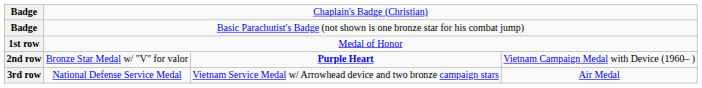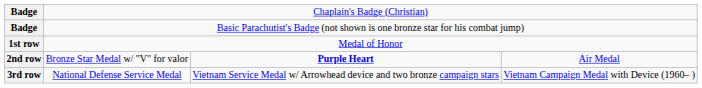(599, 59) Vietnam Campaign Medal with Device (1960– ) -> (599, 59) Air Medal
(599, 75) Air Medal -> (599, 75) Vietnam Campaign Medal with Device (1960– )
